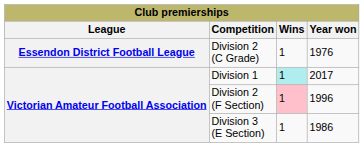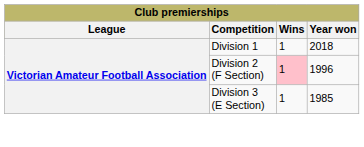- row: (235, 53)
(282, 76) paleturquoise background -> (282, 47) no background
(321, 76) 2017 -> (321, 47) 2018
(321, 128) 1986 -> (321, 99) 1985
